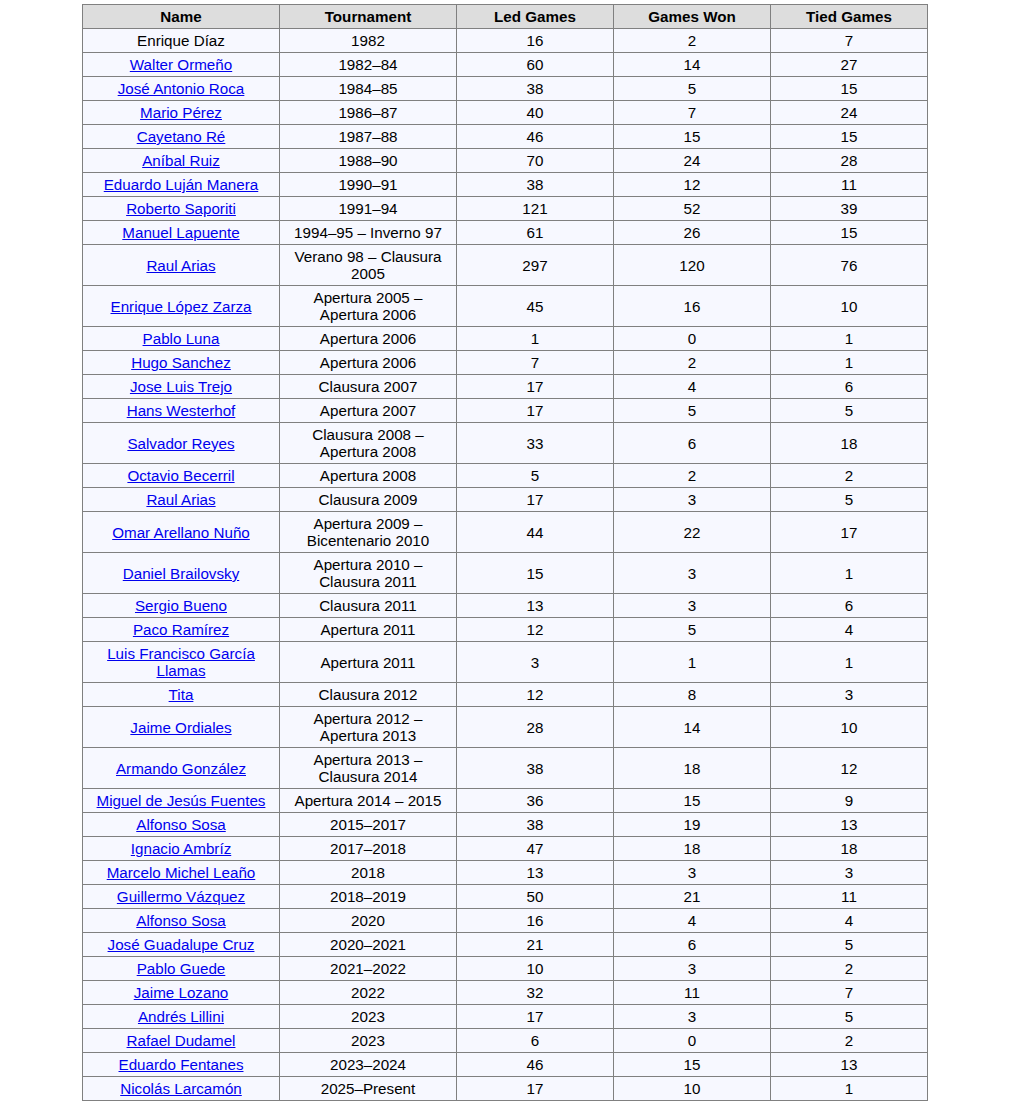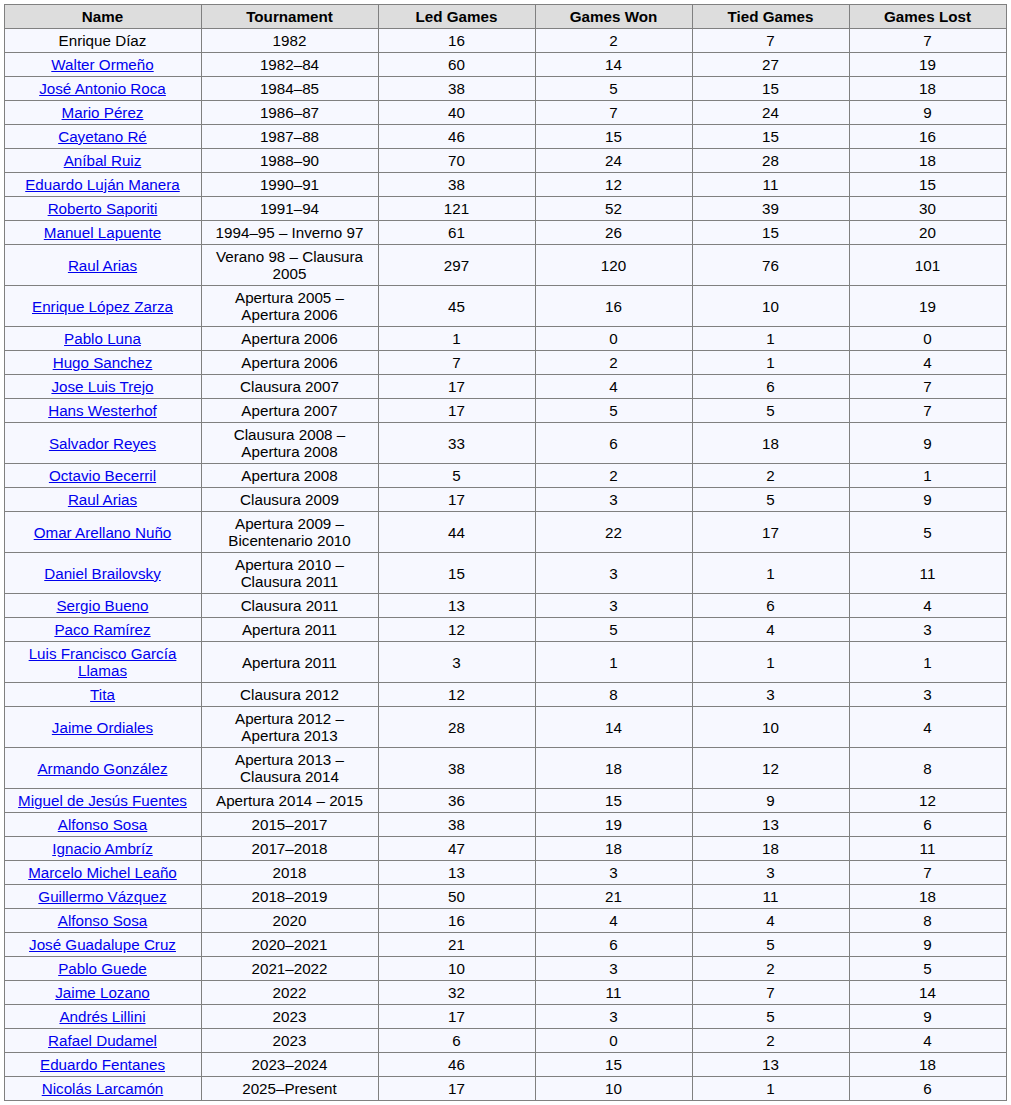+ column: (928, 16)
